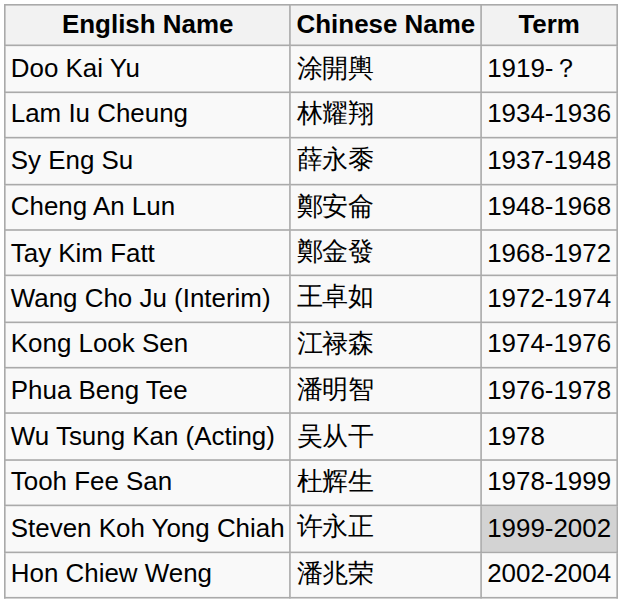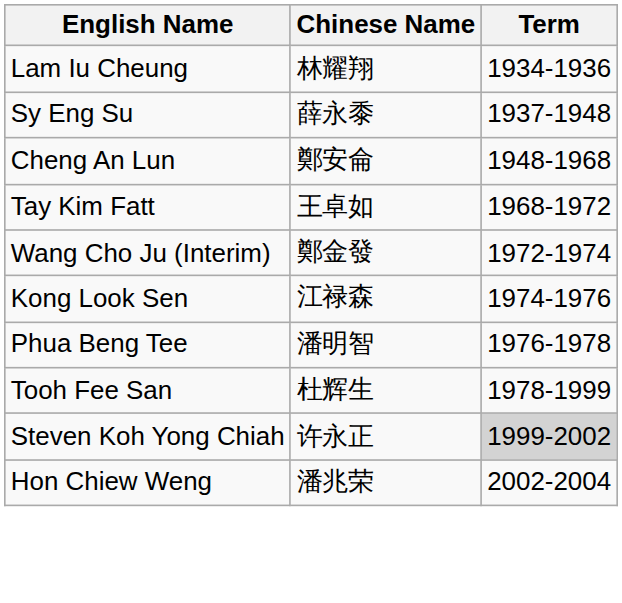- row: (75, 68)
(335, 251) 鄭金發 -> (335, 205) 王卓如
(335, 297) 王卓如 -> (335, 251) 鄭金發
- row: (143, 436)
